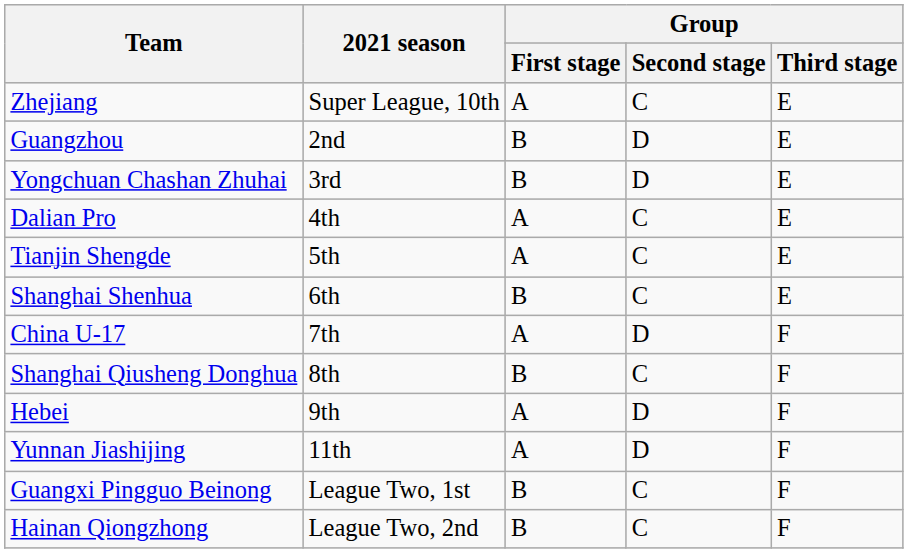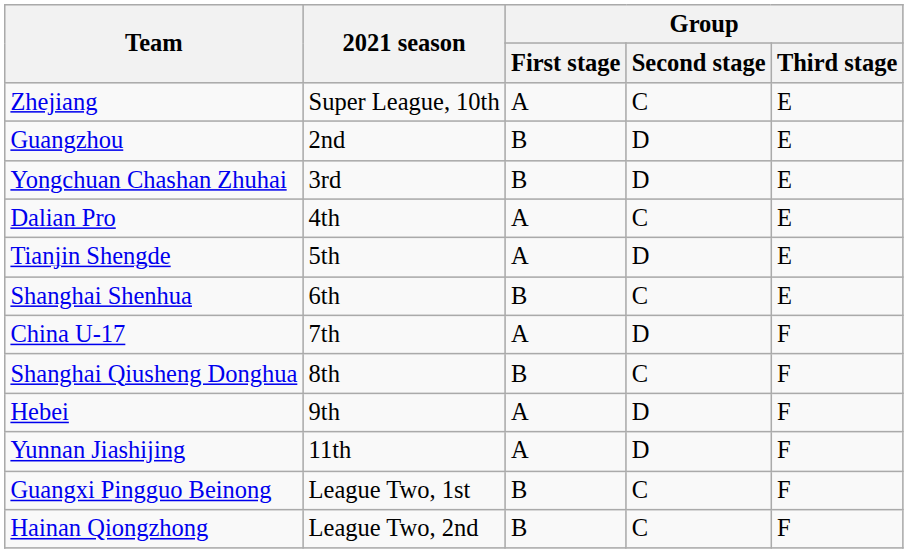(640, 256) C -> (641, 256) D
